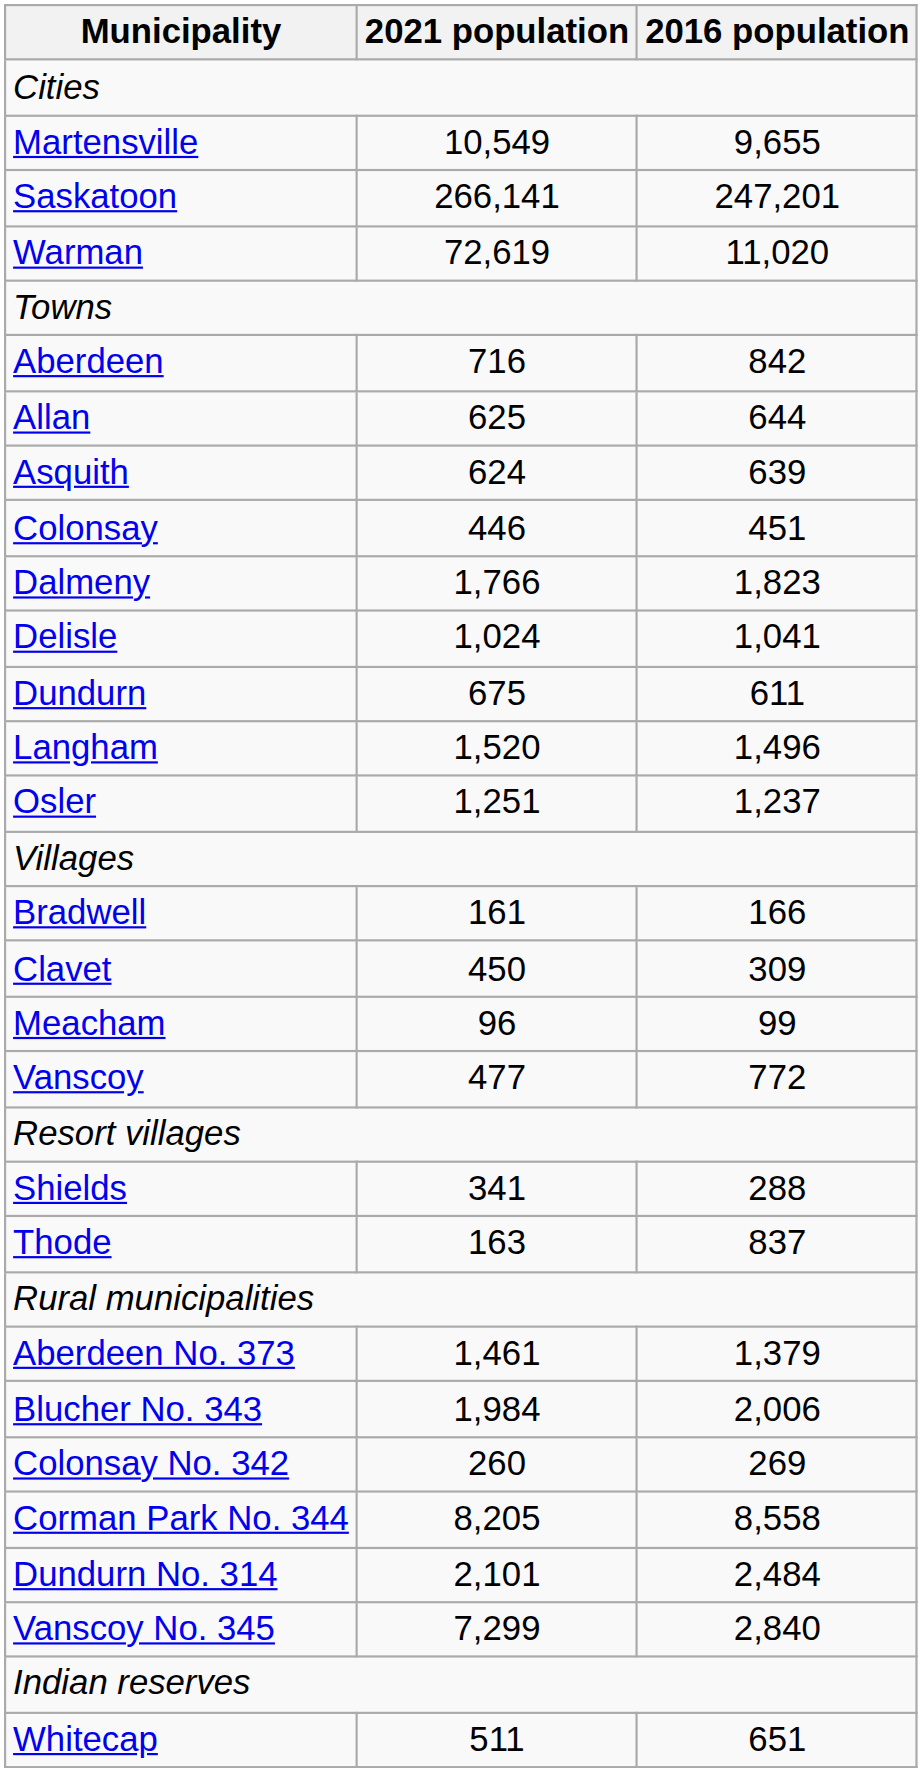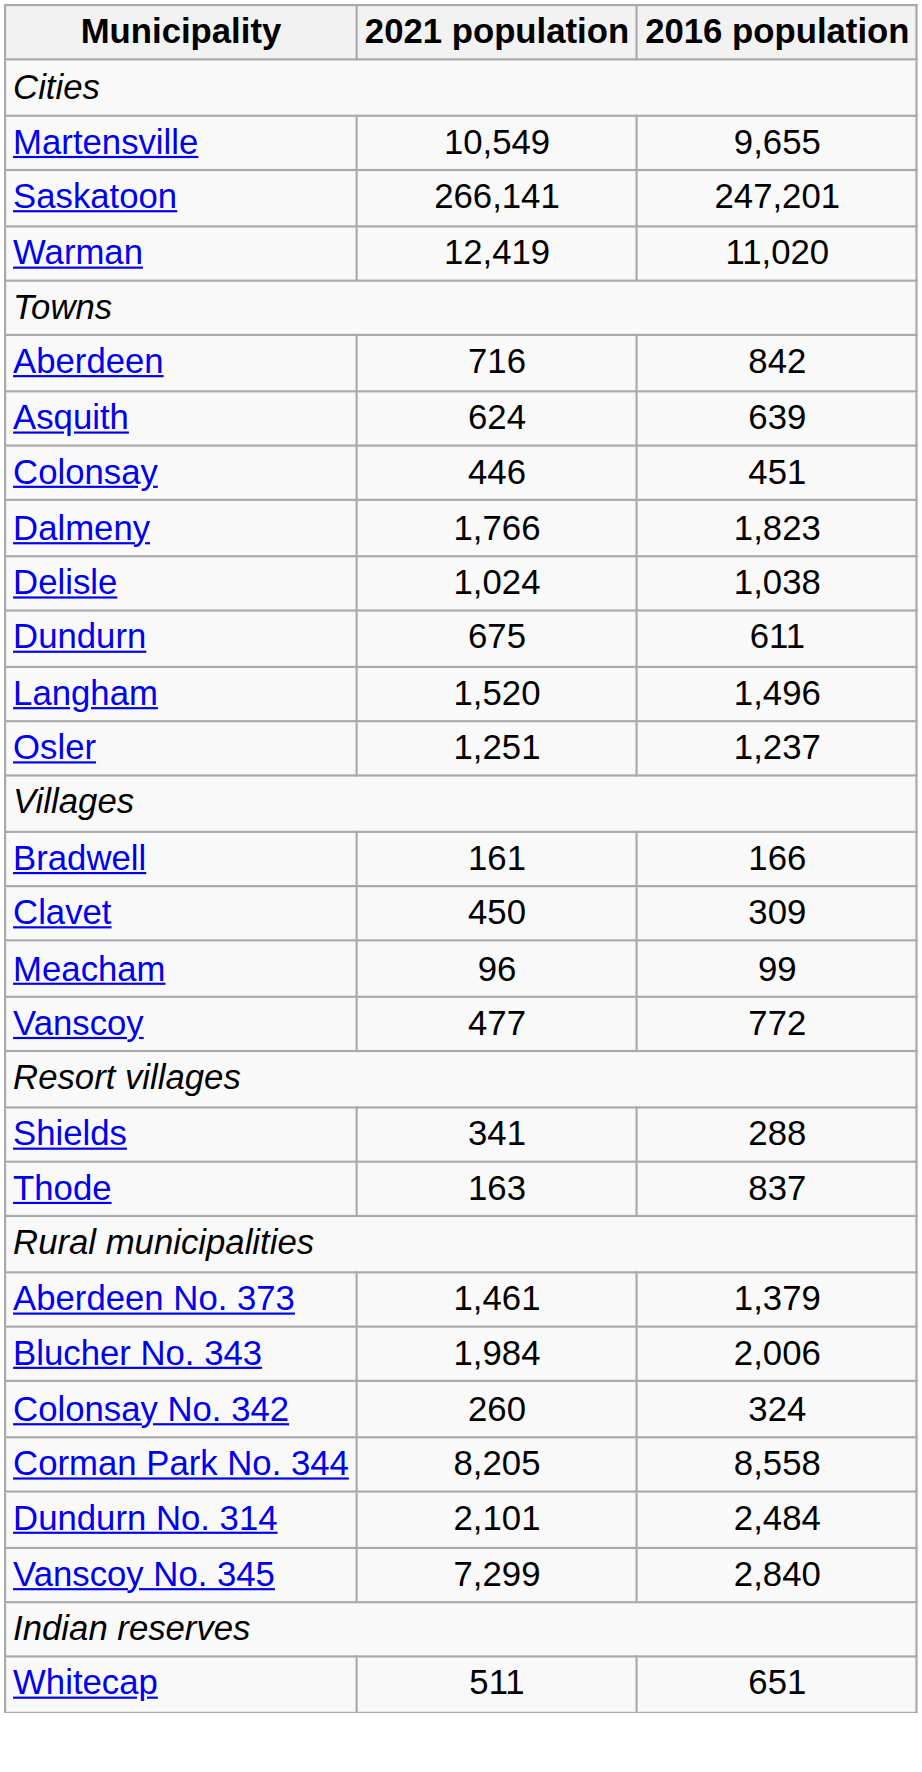(497, 252) 72,619 -> (497, 252) 12,419
- row: (52, 417)
(777, 637) 1,041 -> (777, 582) 1,038
(777, 1463) 269 -> (777, 1408) 324
